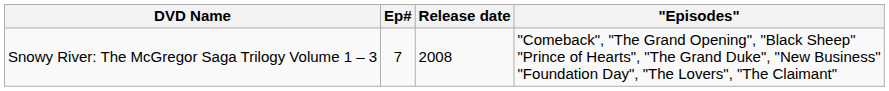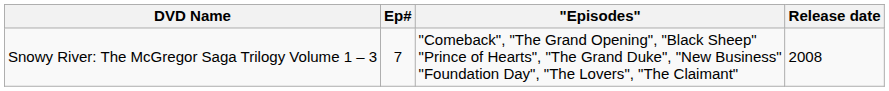columns swapped: (465, 16) <-> (699, 16)
